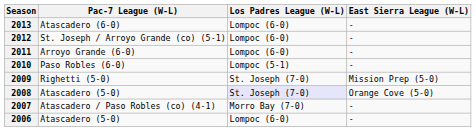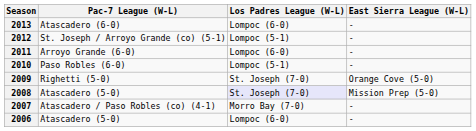(260, 38) Lompoc (6-0) -> (260, 38) Lompoc (5-1)
(394, 79) Mission Prep (5-0) -> (391, 79) Orange Cove (5-0)
(391, 92) Orange Cove (5-0) -> (394, 92) Mission Prep (5-0)
